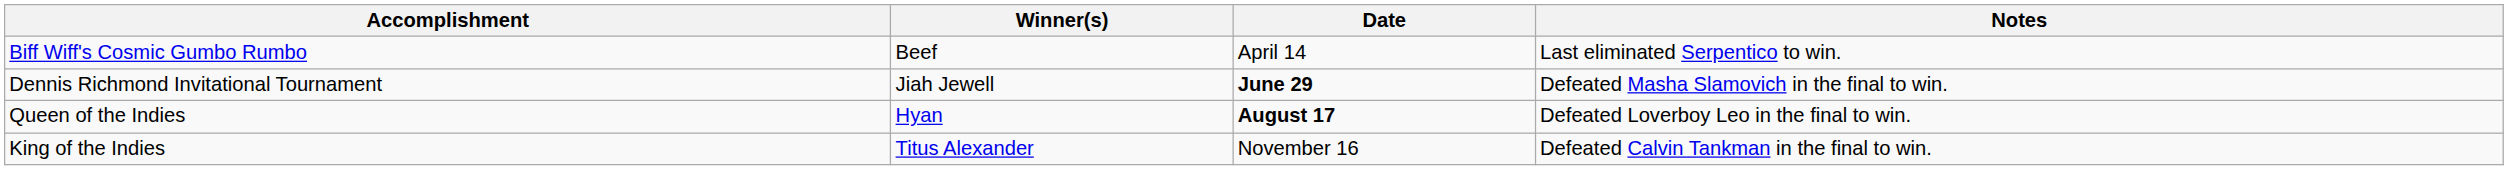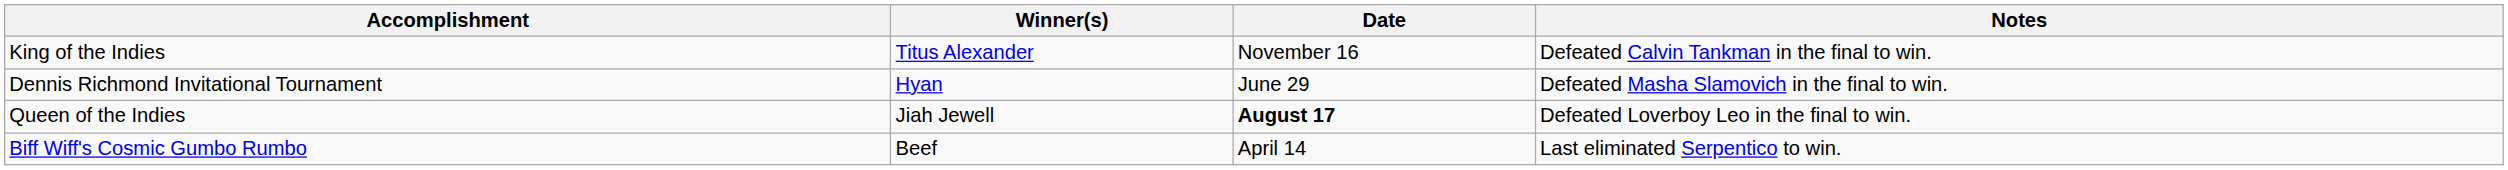rows swapped: (158, 52) <-> (87, 148)
(945, 84) Jiah Jewell -> (919, 84) Hyan
(1275, 84) bold -> (1274, 84) normal
(919, 116) Hyan -> (945, 116) Jiah Jewell
